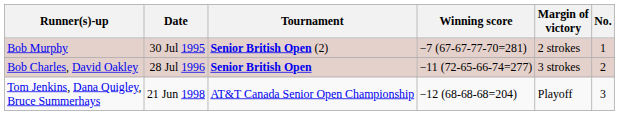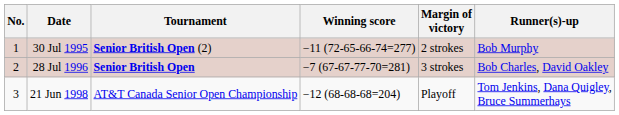columns swapped: (603, 21) <-> (74, 21)
(473, 48) −7 (67-67-77-70=281) -> (359, 48) −11 (72-65-66-74=277)
(476, 67) −11 (72-65-66-74=277) -> (356, 67) −7 (67-67-77-70=281)
